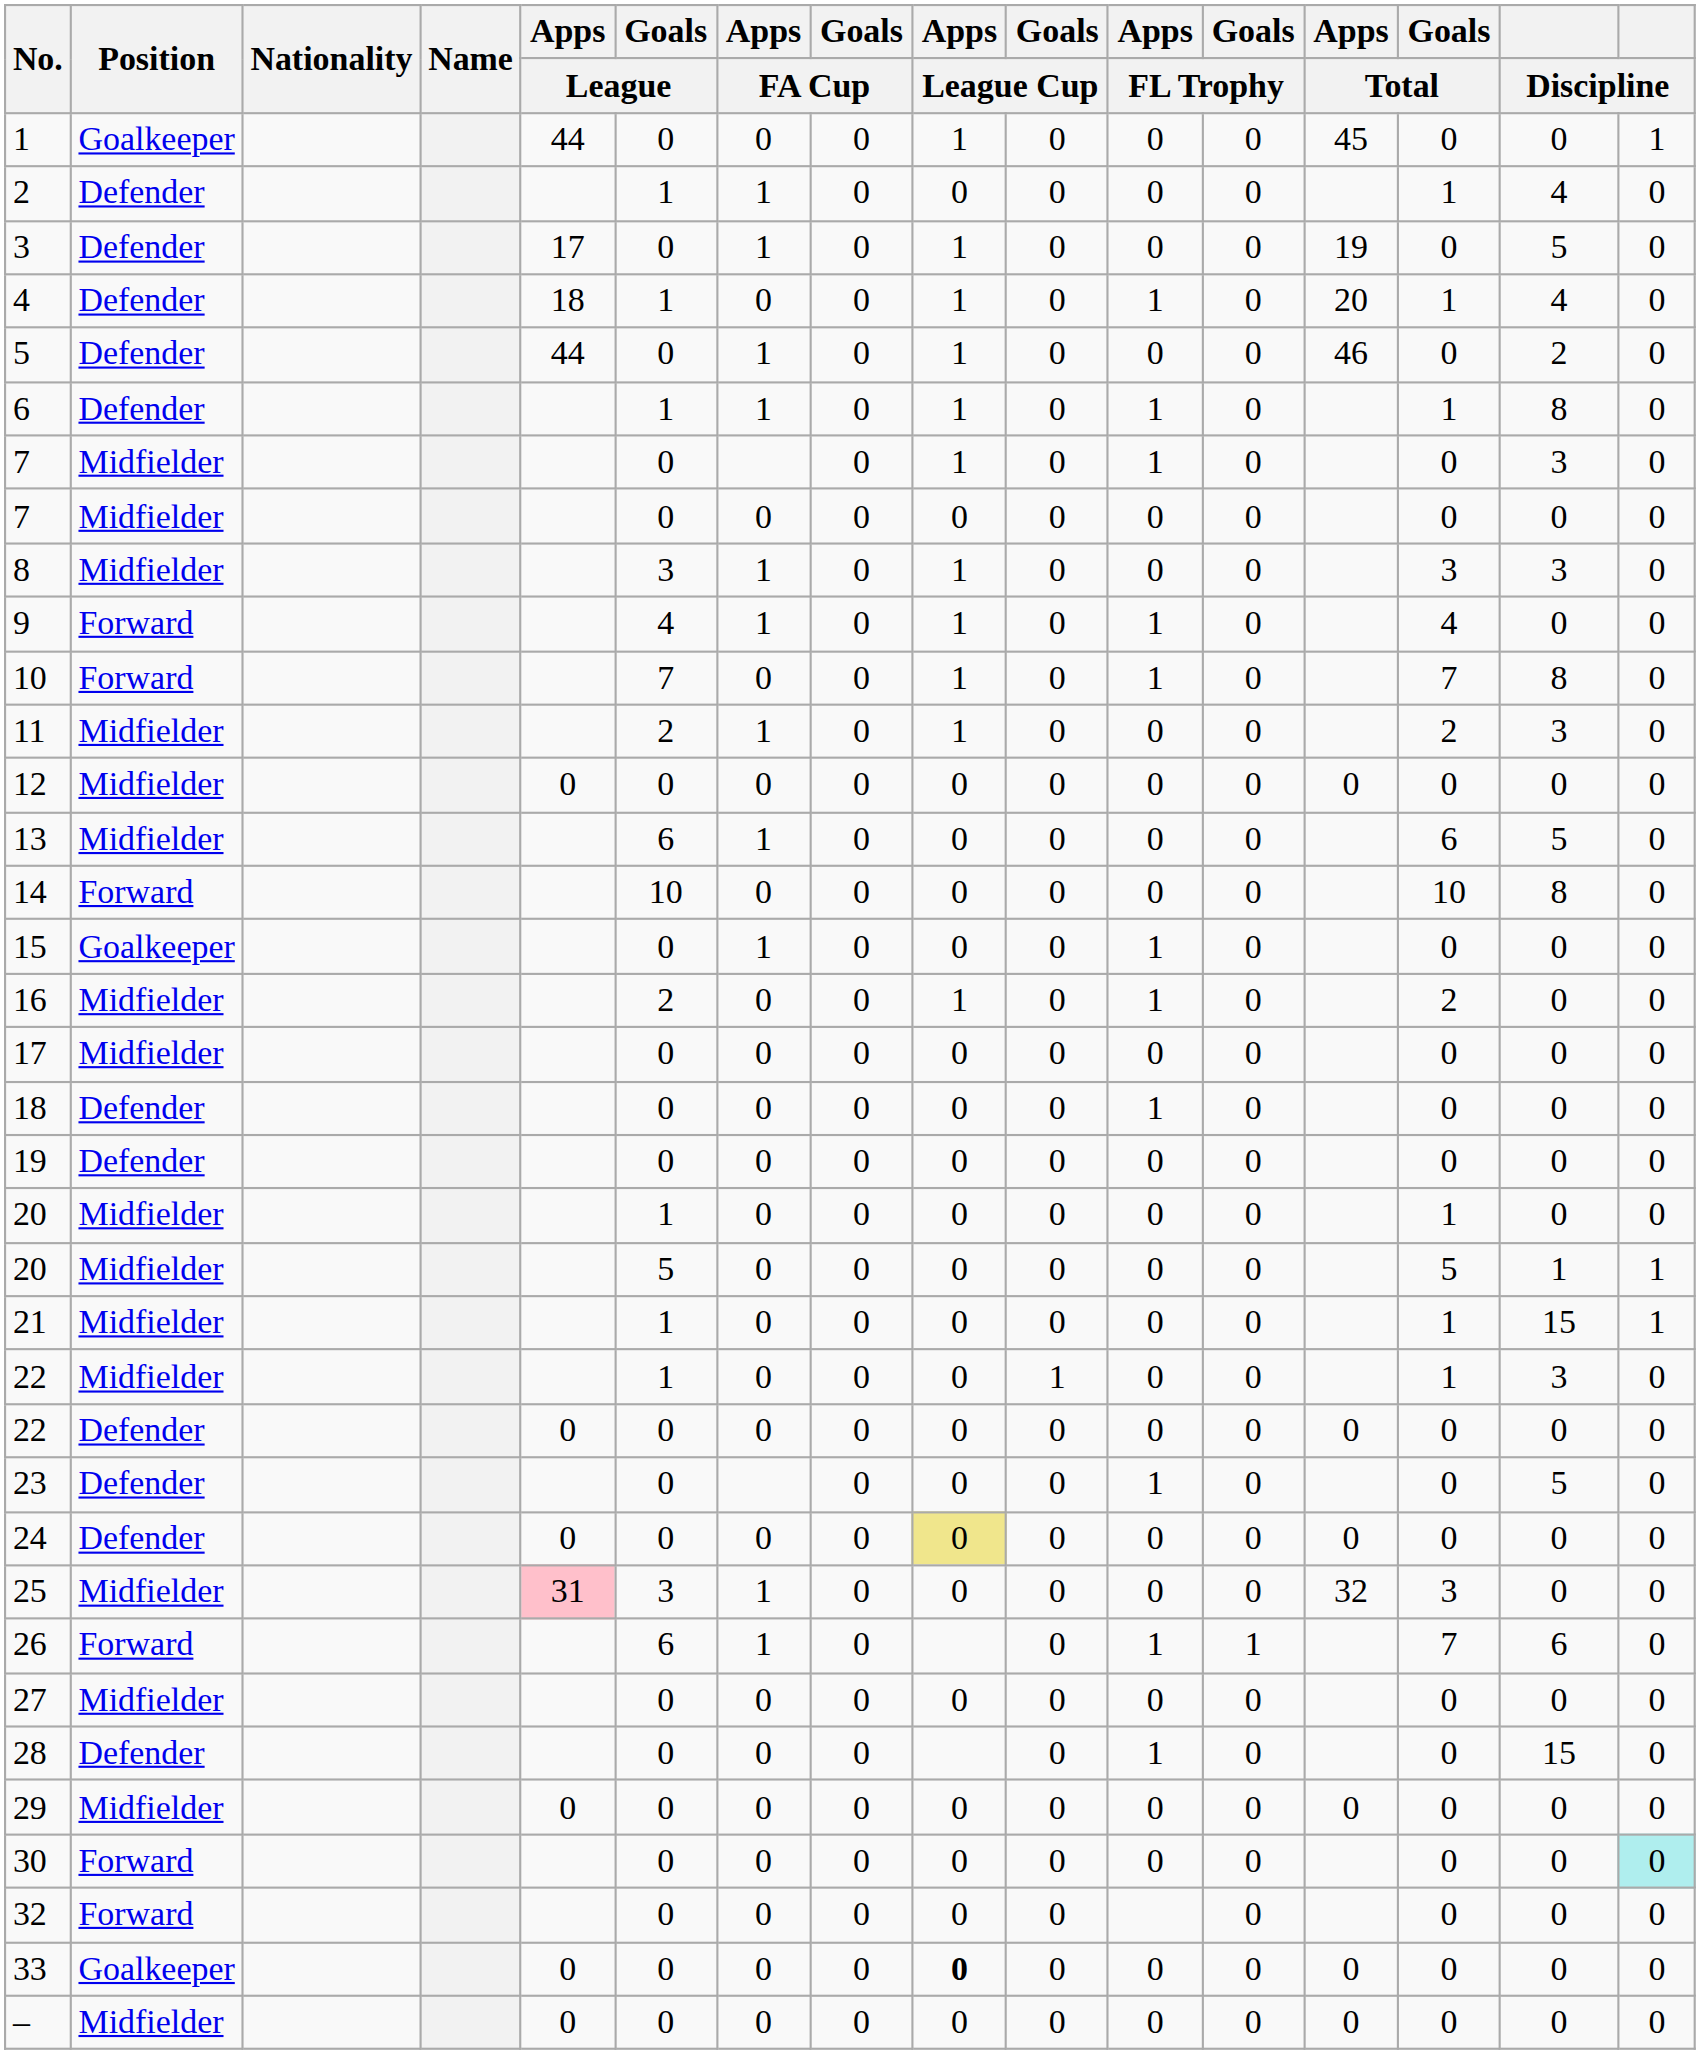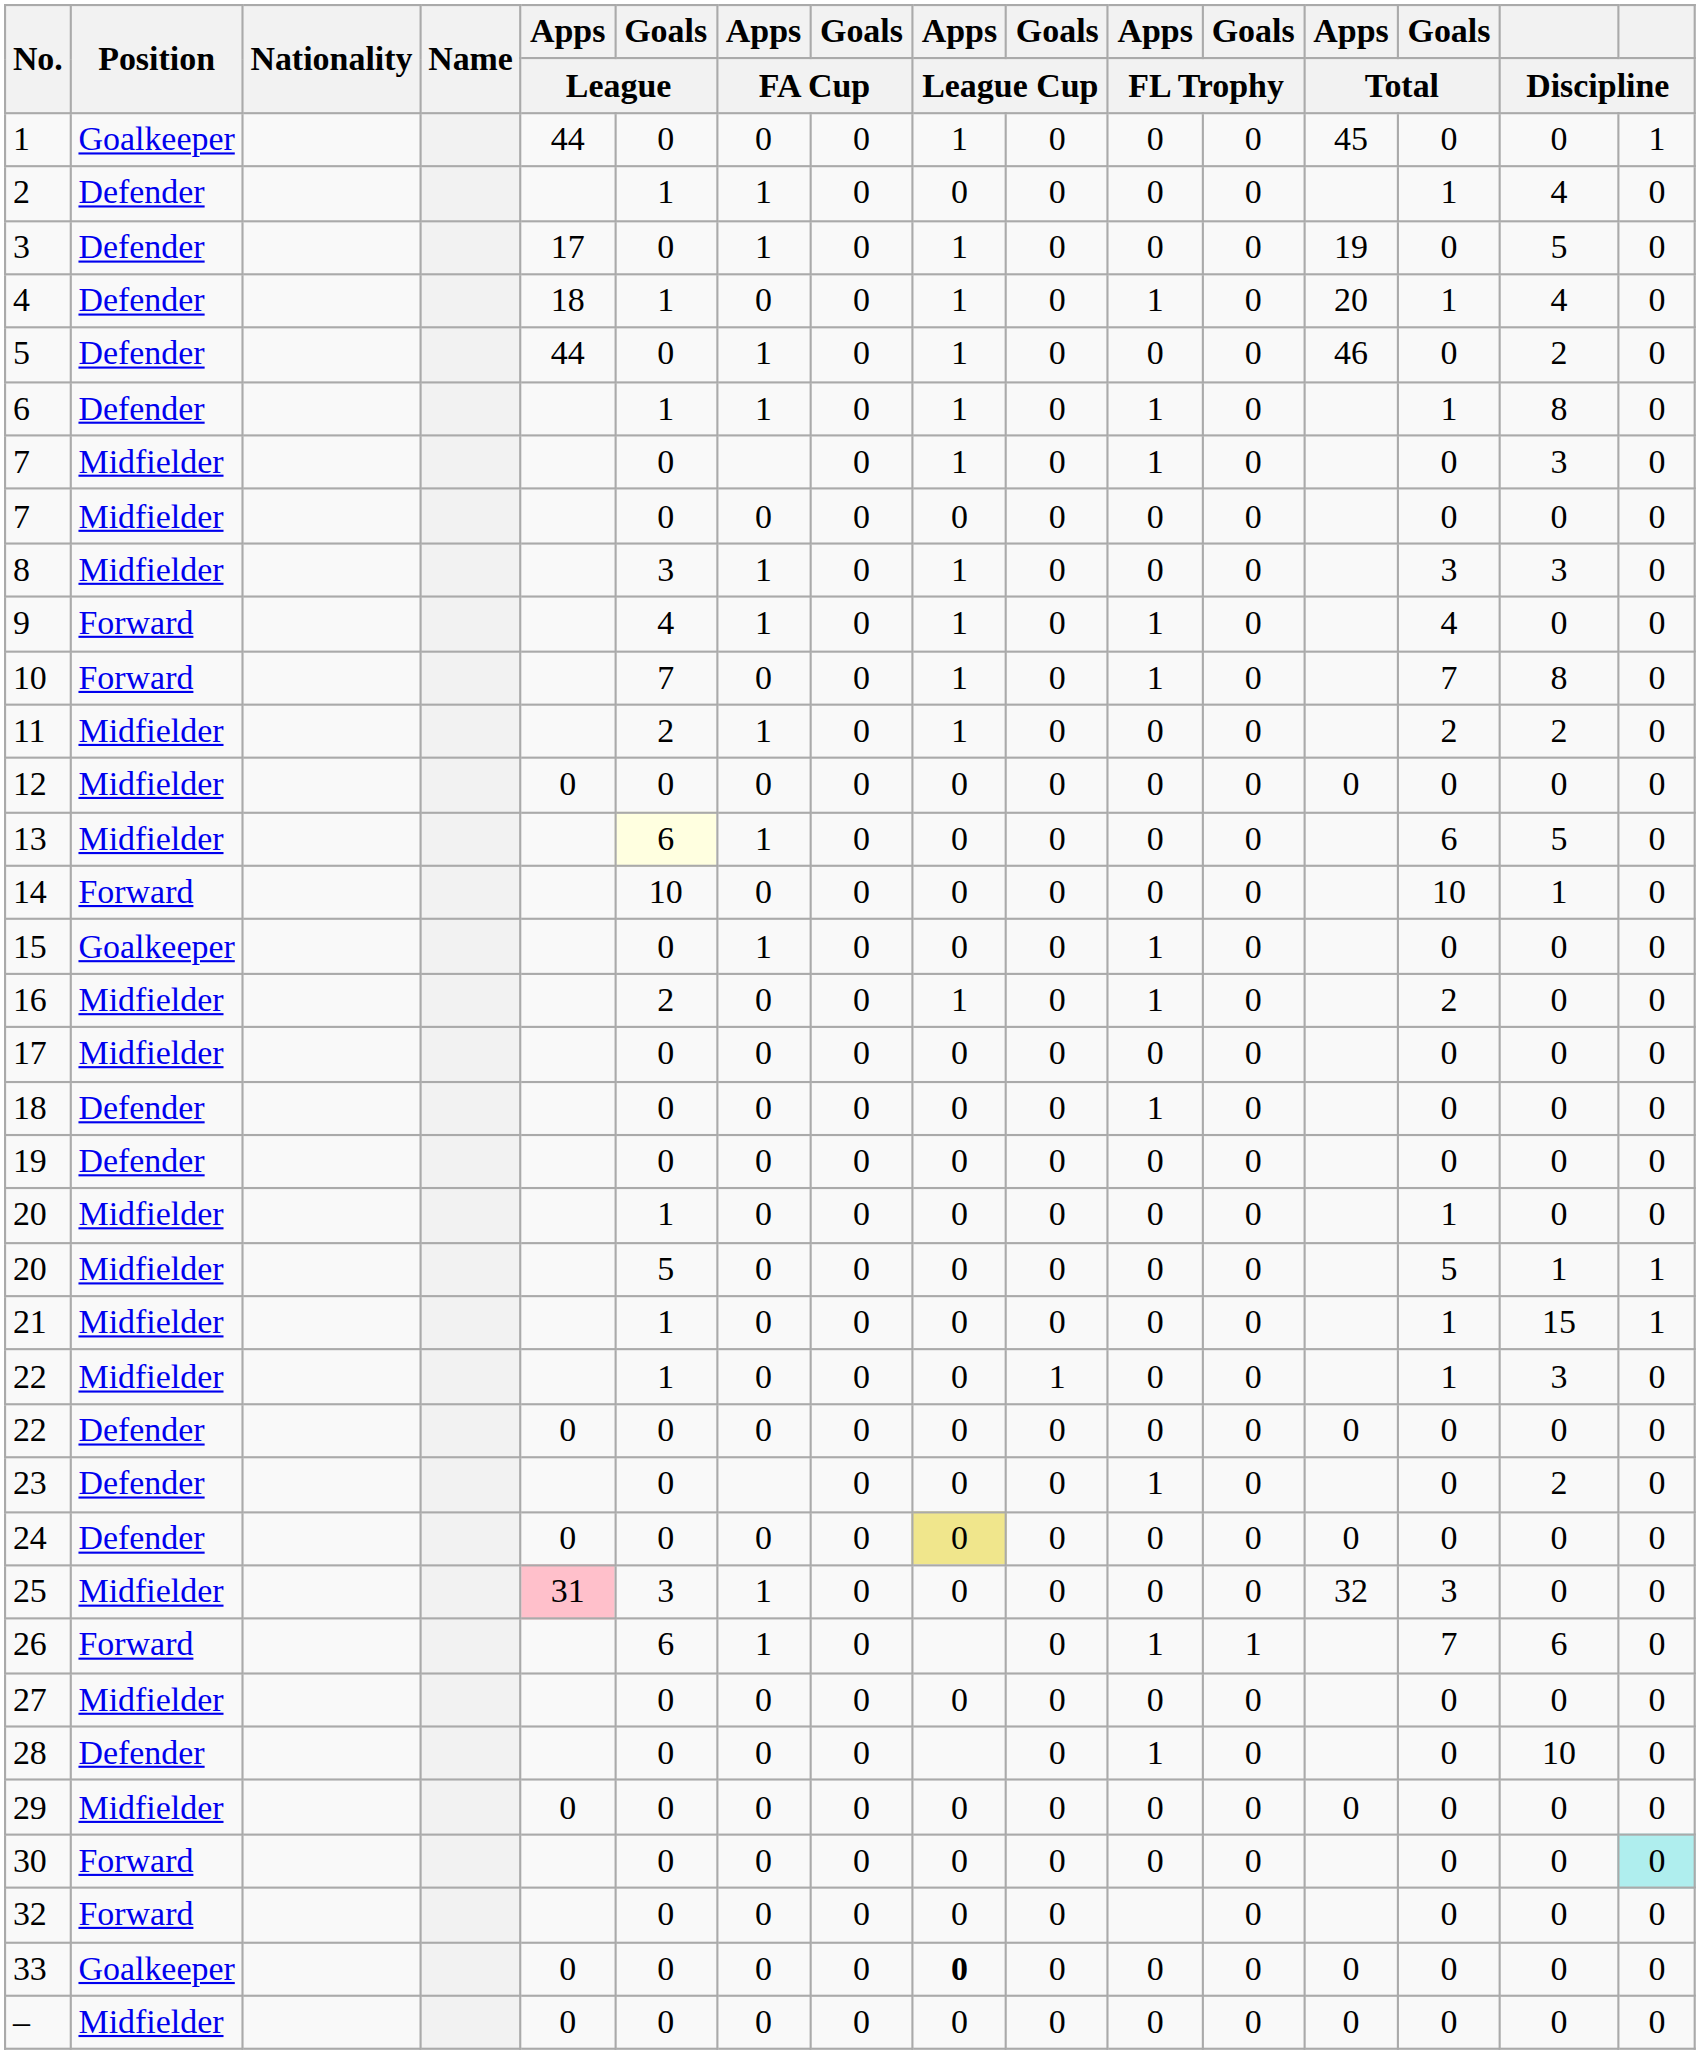(1559, 730) 3 -> (1559, 730) 2
(666, 838) no background -> (666, 838) lightyellow background
(1559, 892) 8 -> (1559, 892) 1
(1559, 1483) 5 -> (1559, 1483) 2
(1559, 1752) 15 -> (1559, 1752) 10
